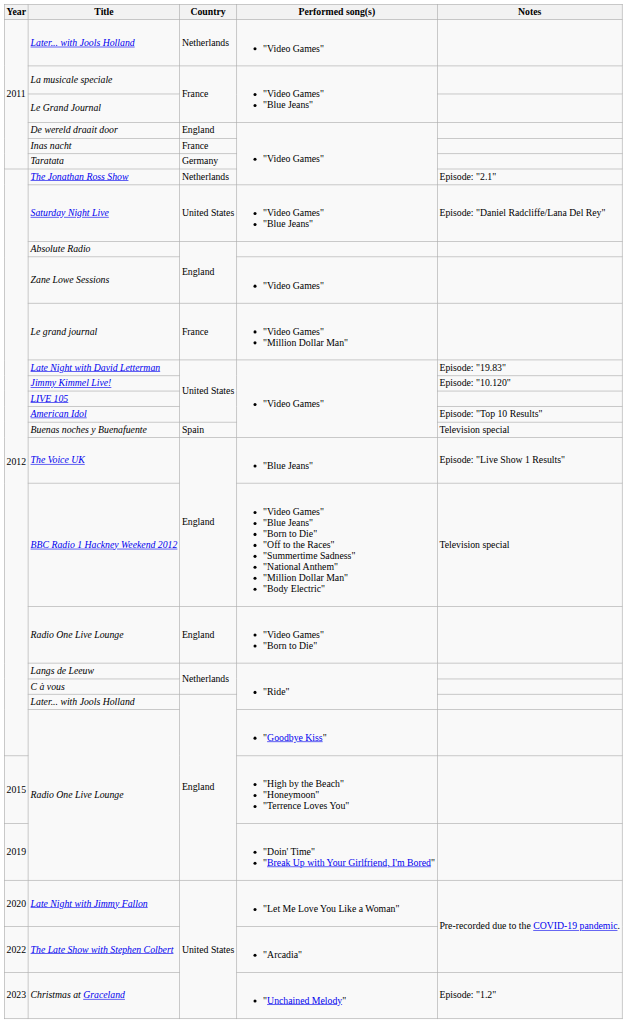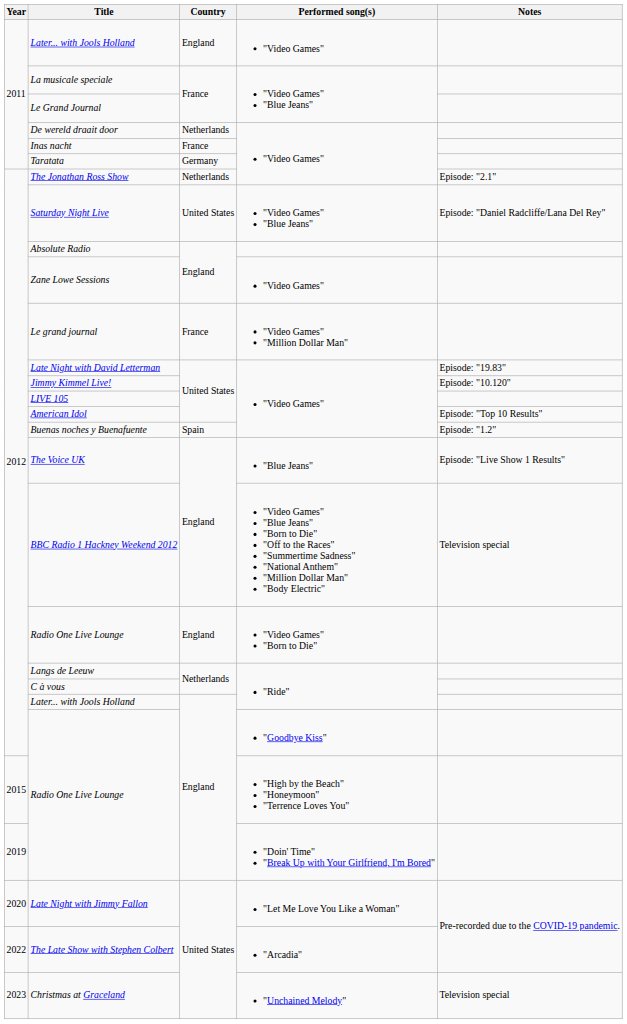(205, 42) Netherlands -> (198, 42) England
(198, 130) England -> (205, 130) Netherlands
(474, 429) Television special -> (468, 429) Episode: "1.2"
(468, 995) Episode: "1.2" -> (474, 995) Television special
